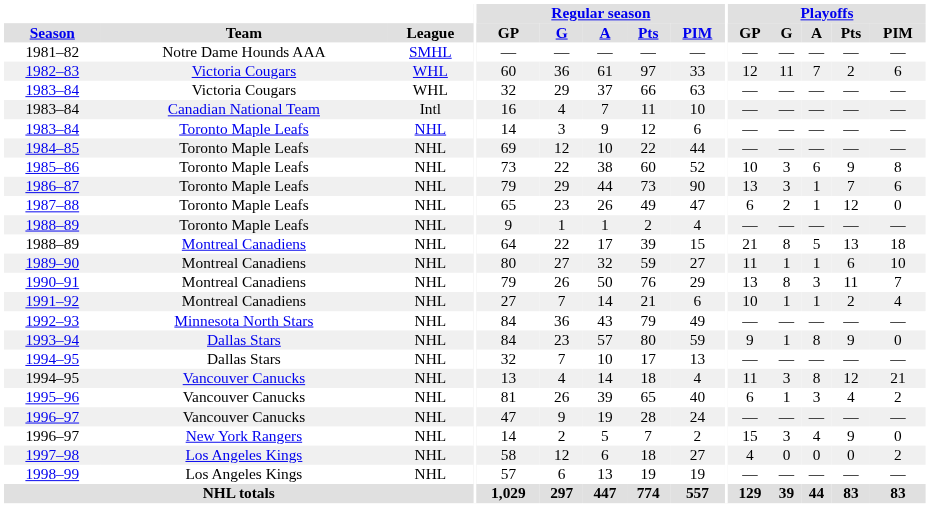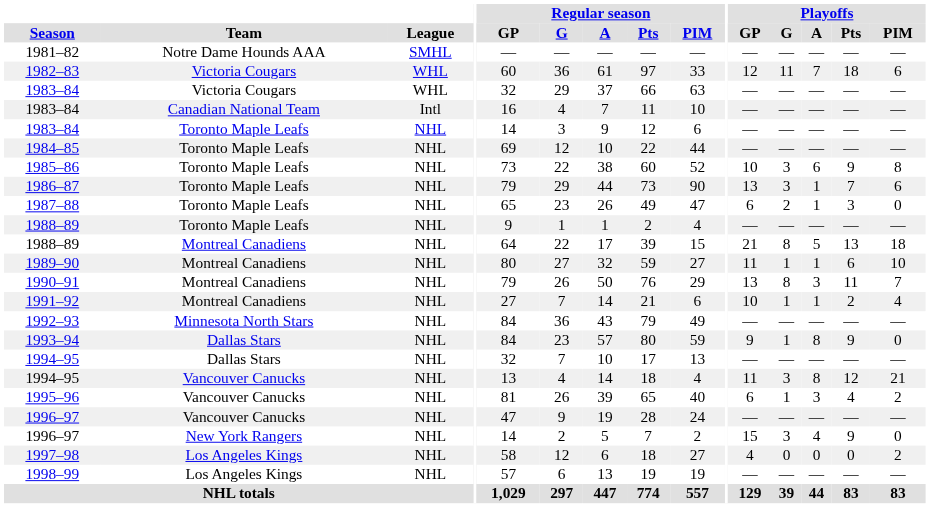(851, 71) 2 -> (851, 71) 18
(851, 205) 12 -> (851, 205) 3
